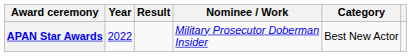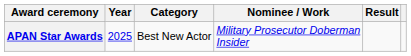columns swapped: (361, 13) <-> (154, 13)
(120, 36) 2022 -> (120, 36) 2025
